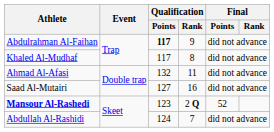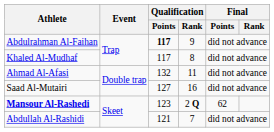(222, 104) 52 -> (222, 104) 62
(164, 119) 124 -> (164, 119) 121
